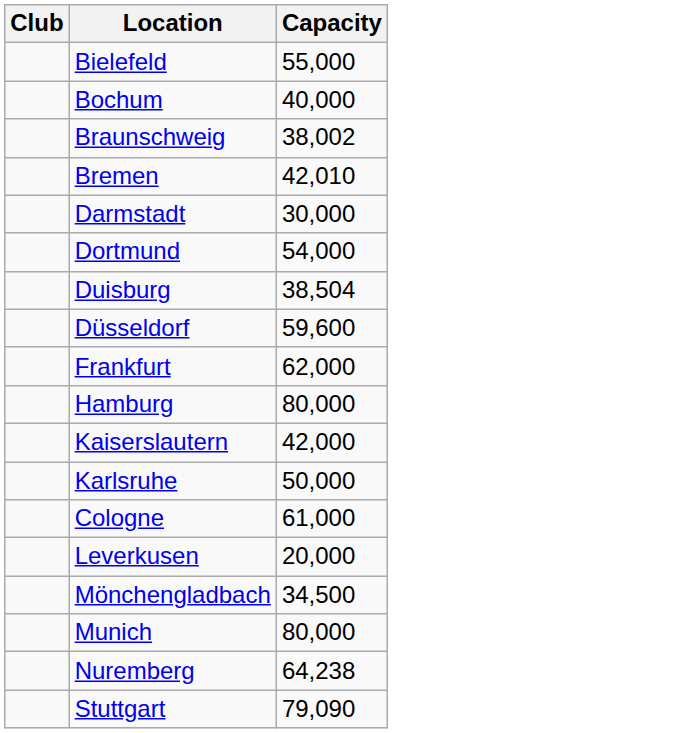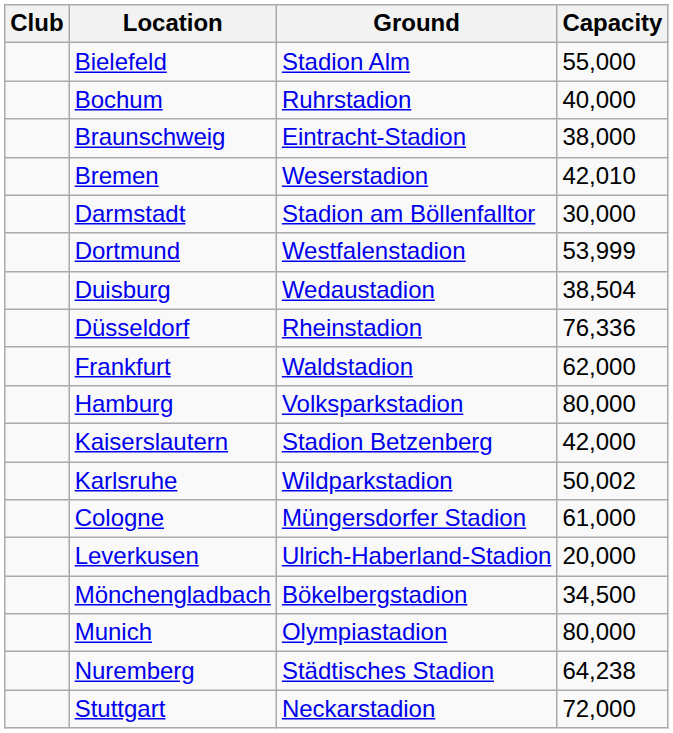+ column: (417, 23)
(319, 137) 38,002 -> (599, 137) 38,000
(319, 251) 54,000 -> (599, 251) 53,999
(319, 328) 59,600 -> (599, 328) 76,336
(319, 480) 50,000 -> (599, 480) 50,002
(319, 708) 79,090 -> (599, 708) 72,000
